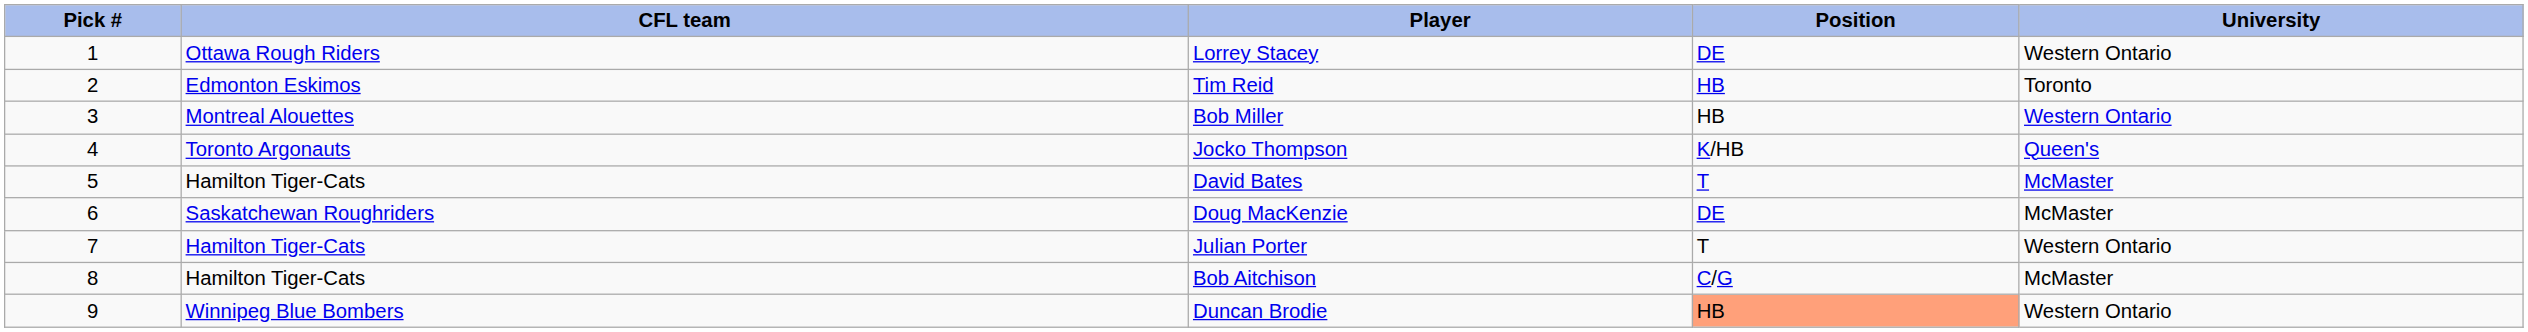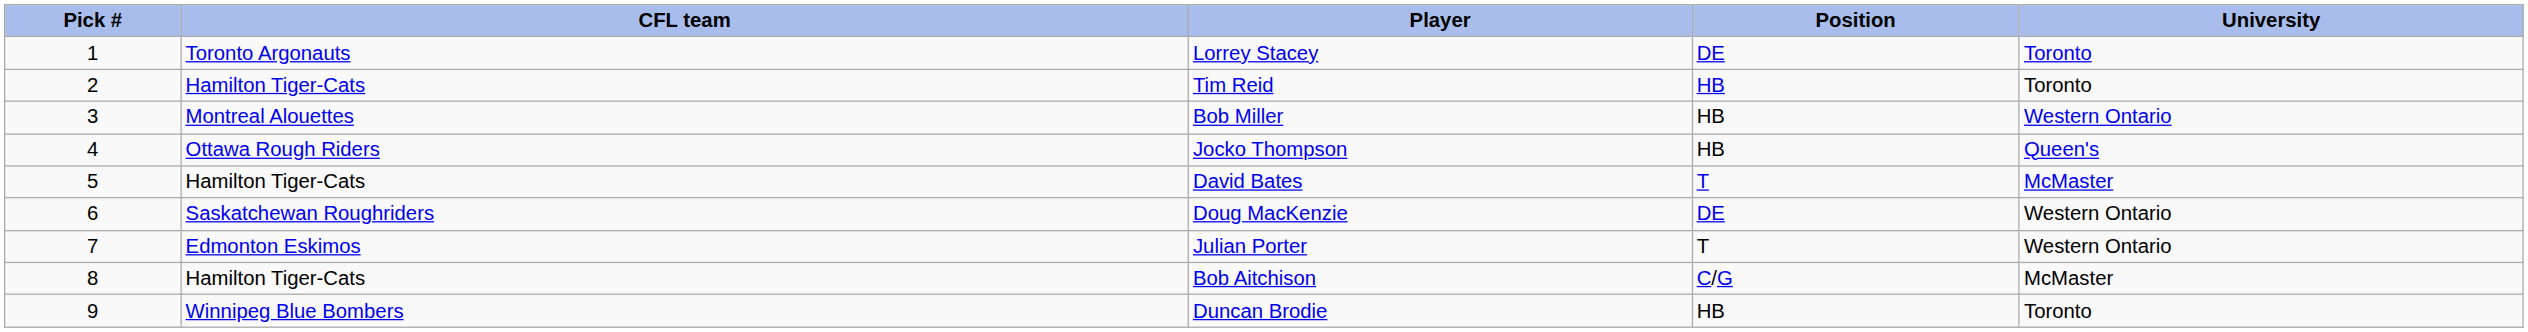(283, 52) Ottawa Rough Riders -> (268, 52) Toronto Argonauts
(2098, 52) Western Ontario -> (2058, 52) Toronto
(273, 85) Edmonton Eskimos -> (275, 85) Hamilton Tiger-Cats
(268, 149) Toronto Argonauts -> (283, 149) Ottawa Rough Riders
(1720, 149) K/HB -> (1711, 149) HB
(2069, 213) McMaster -> (2098, 213) Western Ontario
(275, 246) Hamilton Tiger-Cats -> (273, 246) Edmonton Eskimos
(1711, 310) lightsalmon background -> (1711, 310) no background
(2098, 310) Western Ontario -> (2058, 310) Toronto
